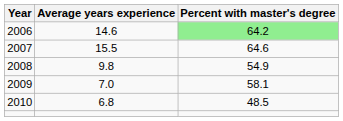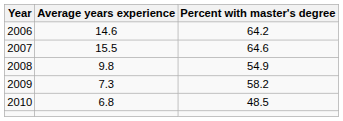(258, 31) lightgreen background -> (258, 31) no background
(106, 84) 7.0 -> (106, 84) 7.3
(258, 84) 58.1 -> (258, 84) 58.2
